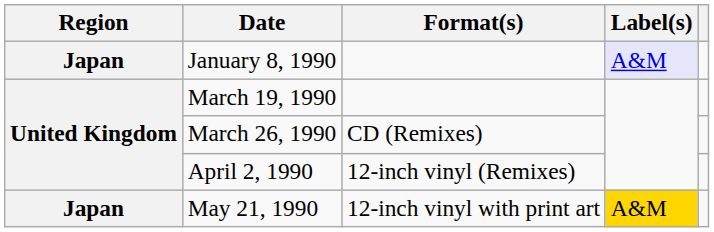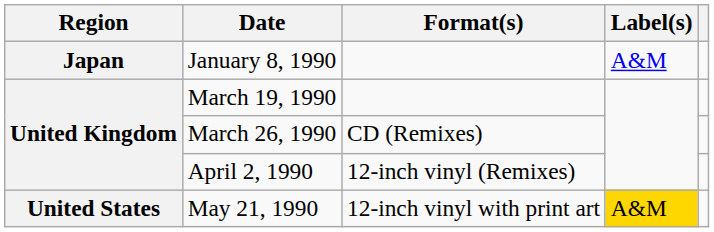(639, 60) lavender background -> (639, 60) no background
(94, 208) Japan -> (94, 208) United States
